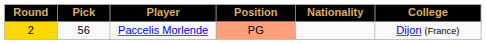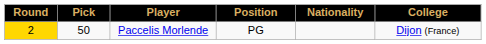(84, 30) 56 -> (84, 30) 50
(256, 30) lightsalmon background -> (256, 30) no background
